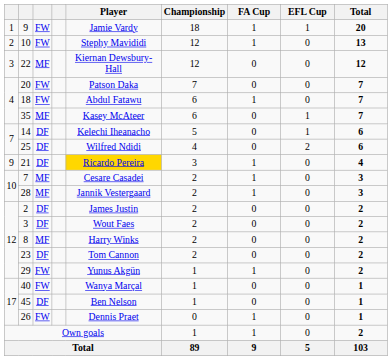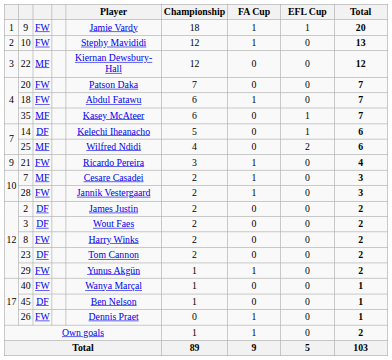(42, 147) DF -> (42, 147) MF
(42, 162) DF -> (42, 162) FW
(114, 162) gold background -> (114, 162) no background
(42, 193) MF -> (42, 193) FW
(42, 239) MF -> (42, 239) FW
